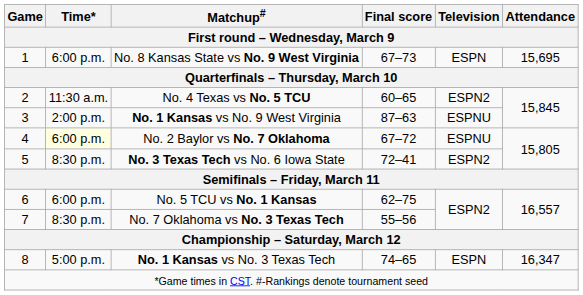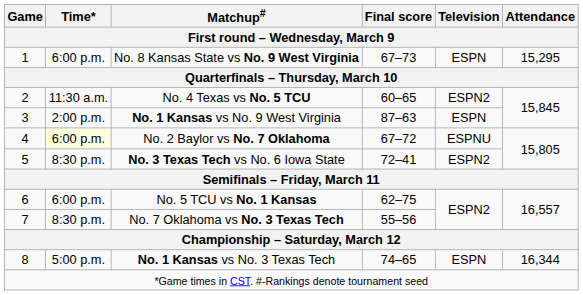(540, 58) 15,695 -> (540, 58) 15,295
(469, 118) ESPNU -> (469, 118) ESPN
(540, 260) 16,347 -> (540, 260) 16,344
